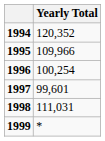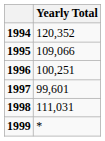(55, 51) 109,966 -> (55, 51) 109,066
(55, 70) 100,254 -> (55, 70) 100,251
